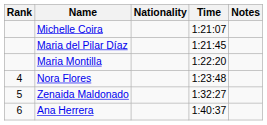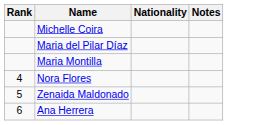- column: (209, 12)
